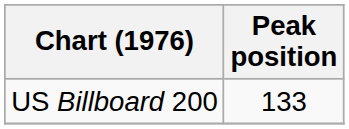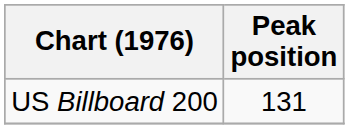(284, 100) 133 -> (284, 100) 131
